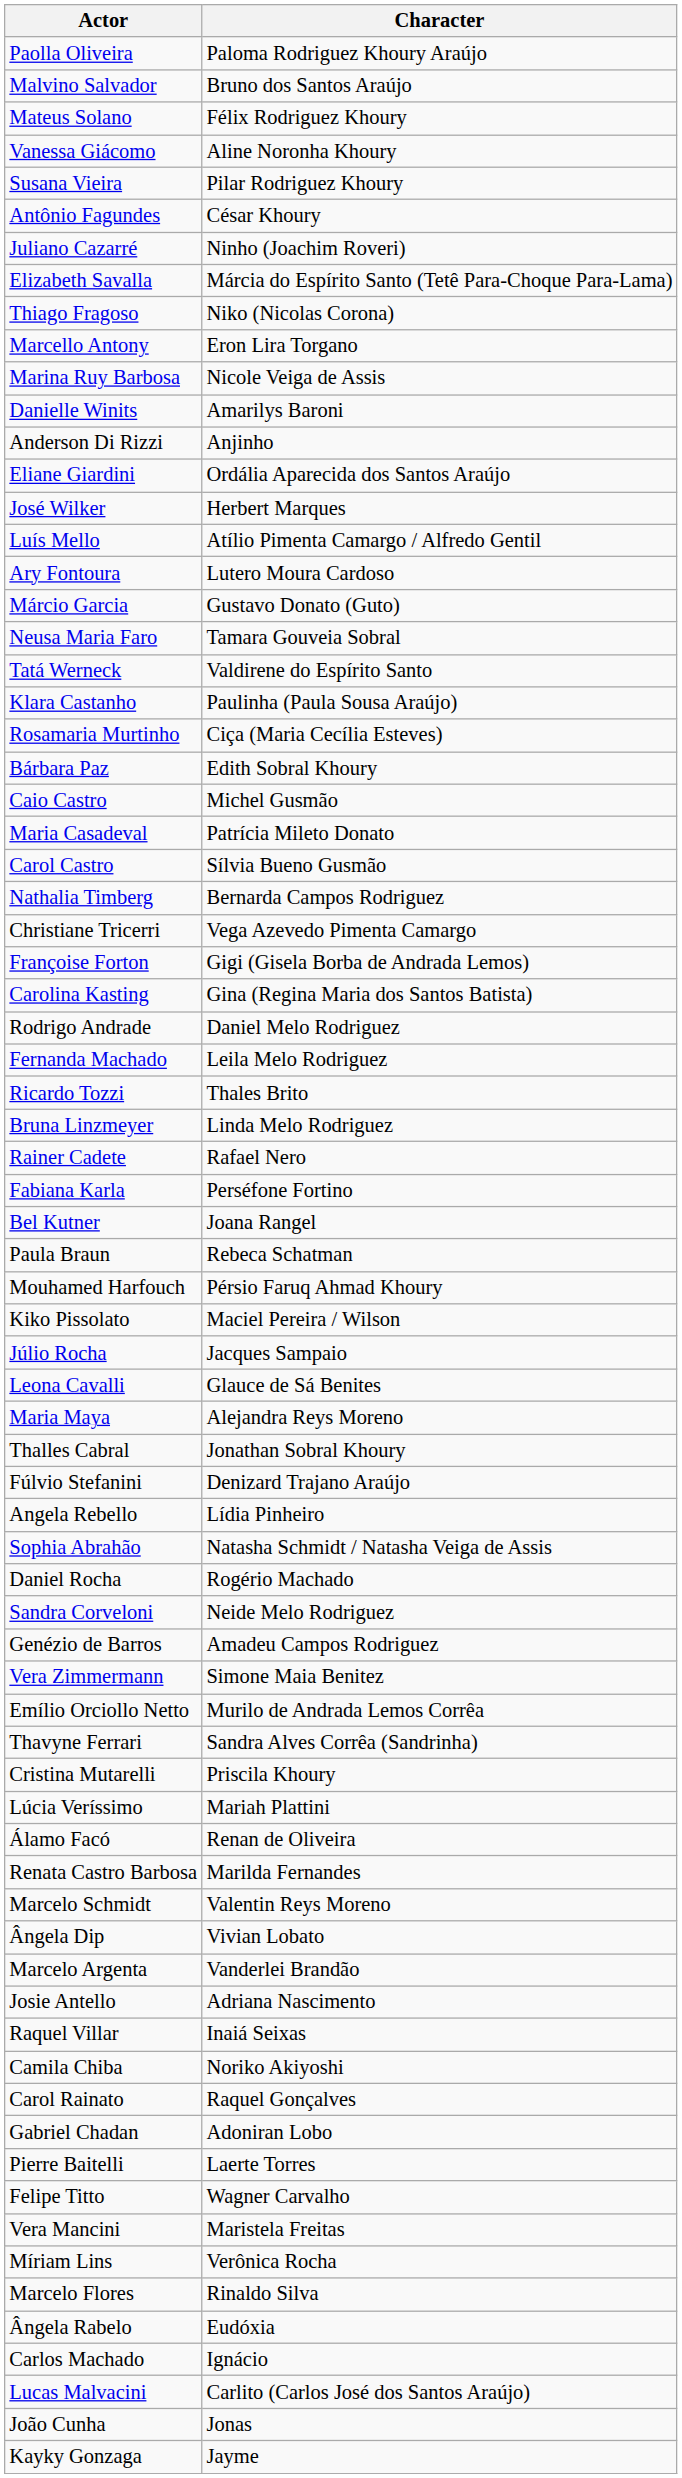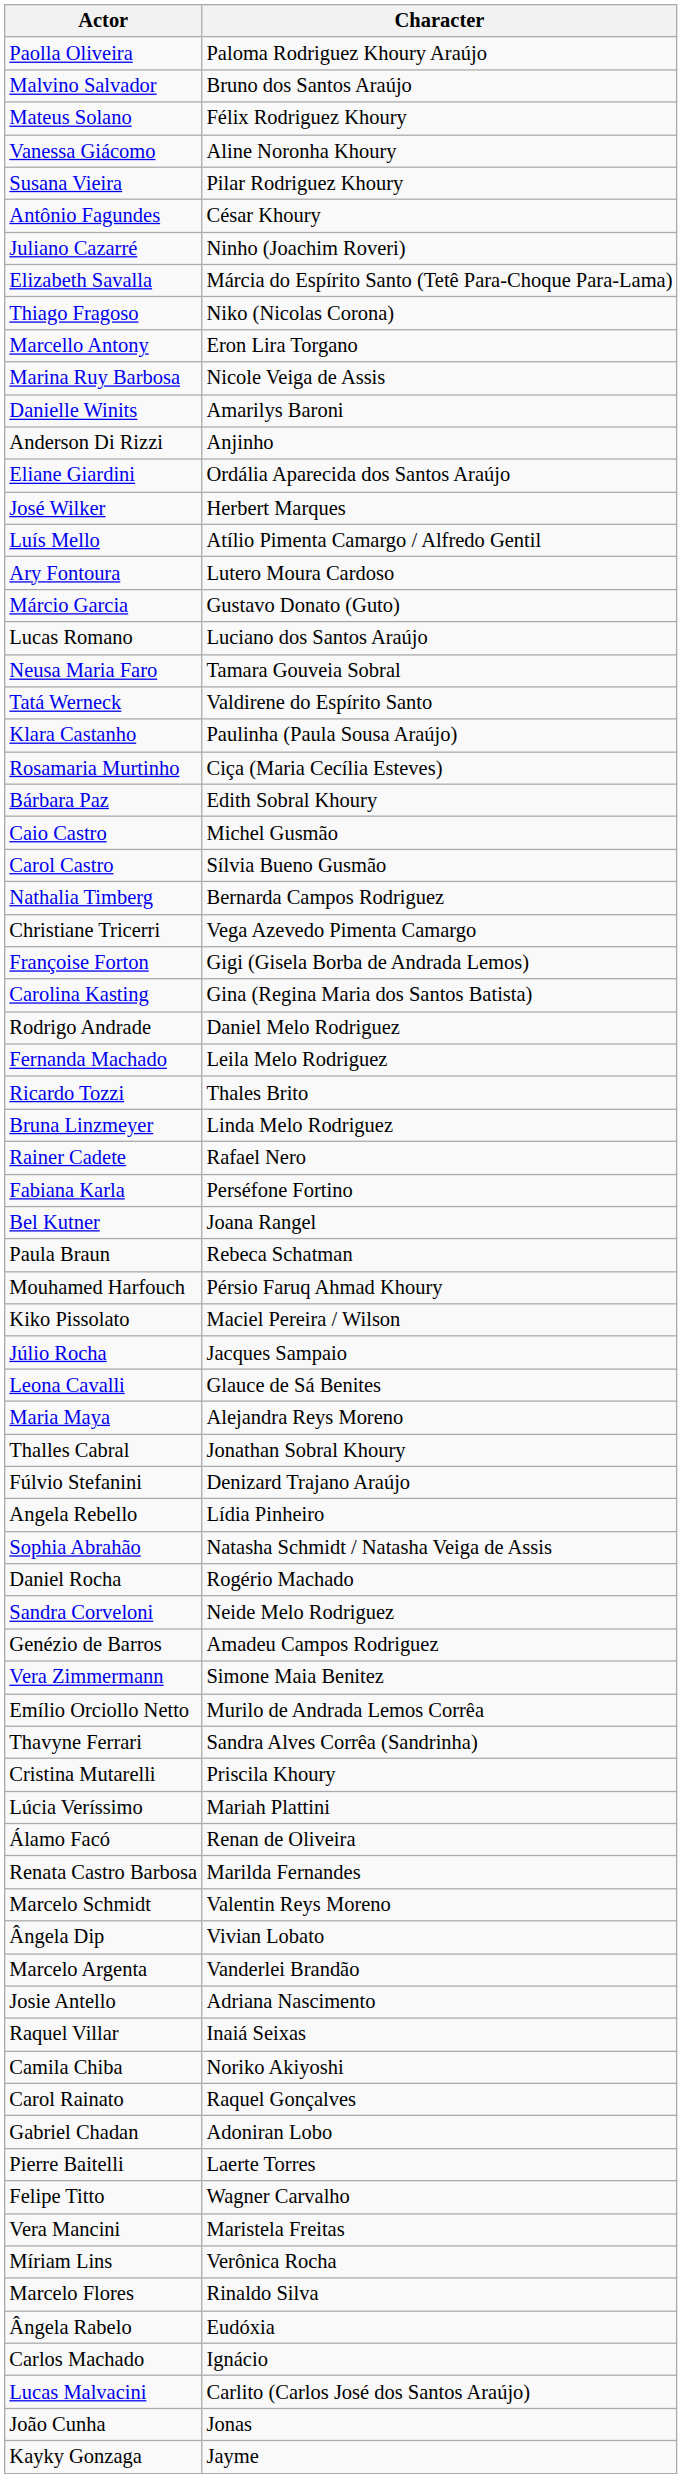+ row: (71, 637)
- row: (78, 832)
